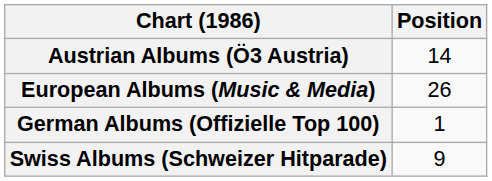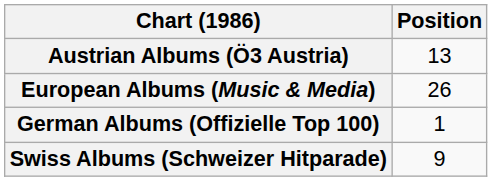(440, 55) 14 -> (440, 55) 13
